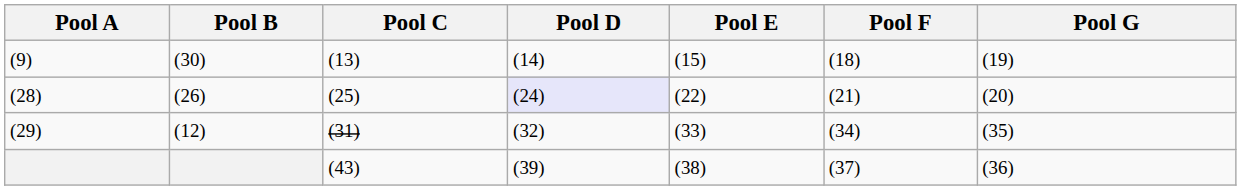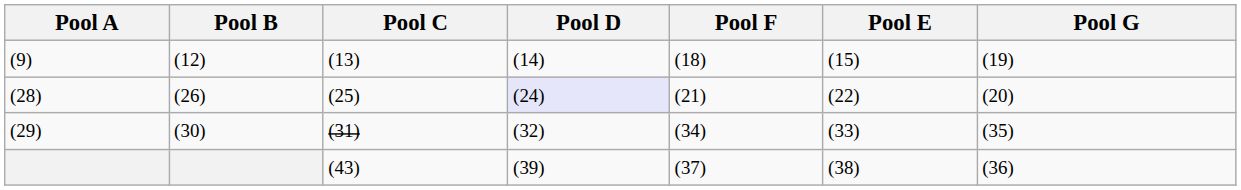columns swapped: (746, 22) <-> (900, 22)
(190, 59) (30) -> (190, 59) (12)
(190, 132) (12) -> (190, 132) (30)
